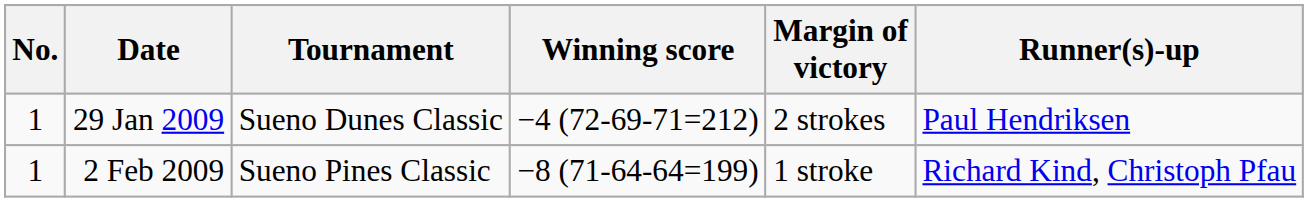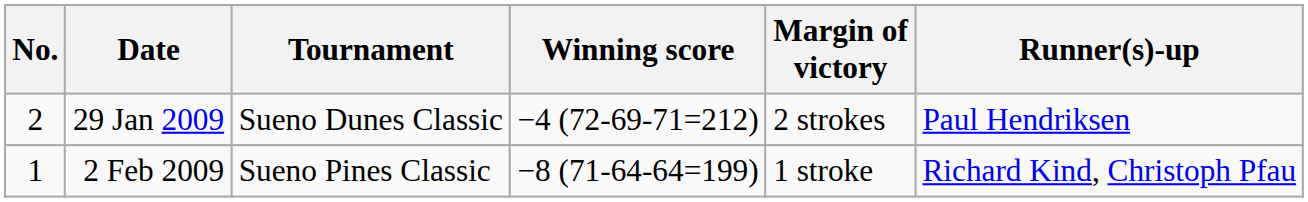(35, 119) 1 -> (35, 119) 2
